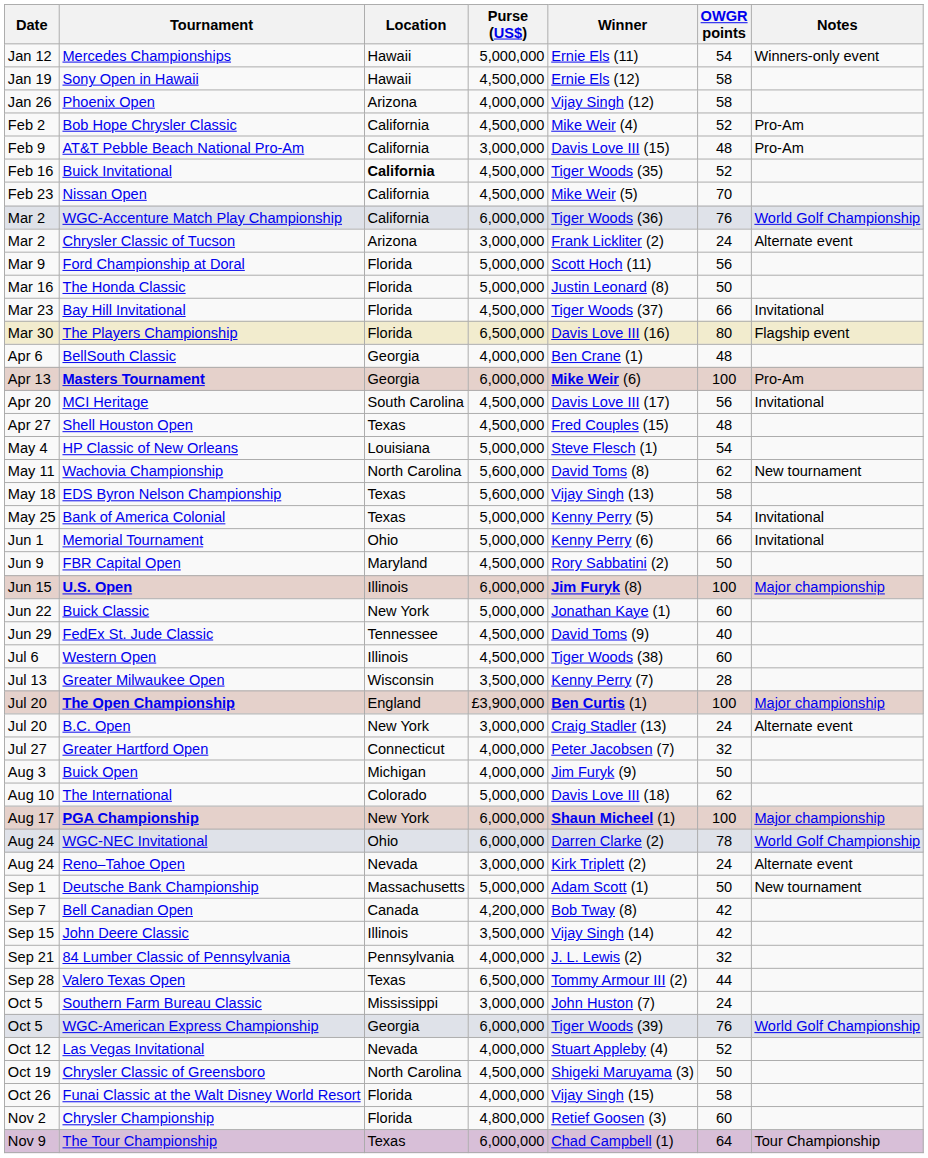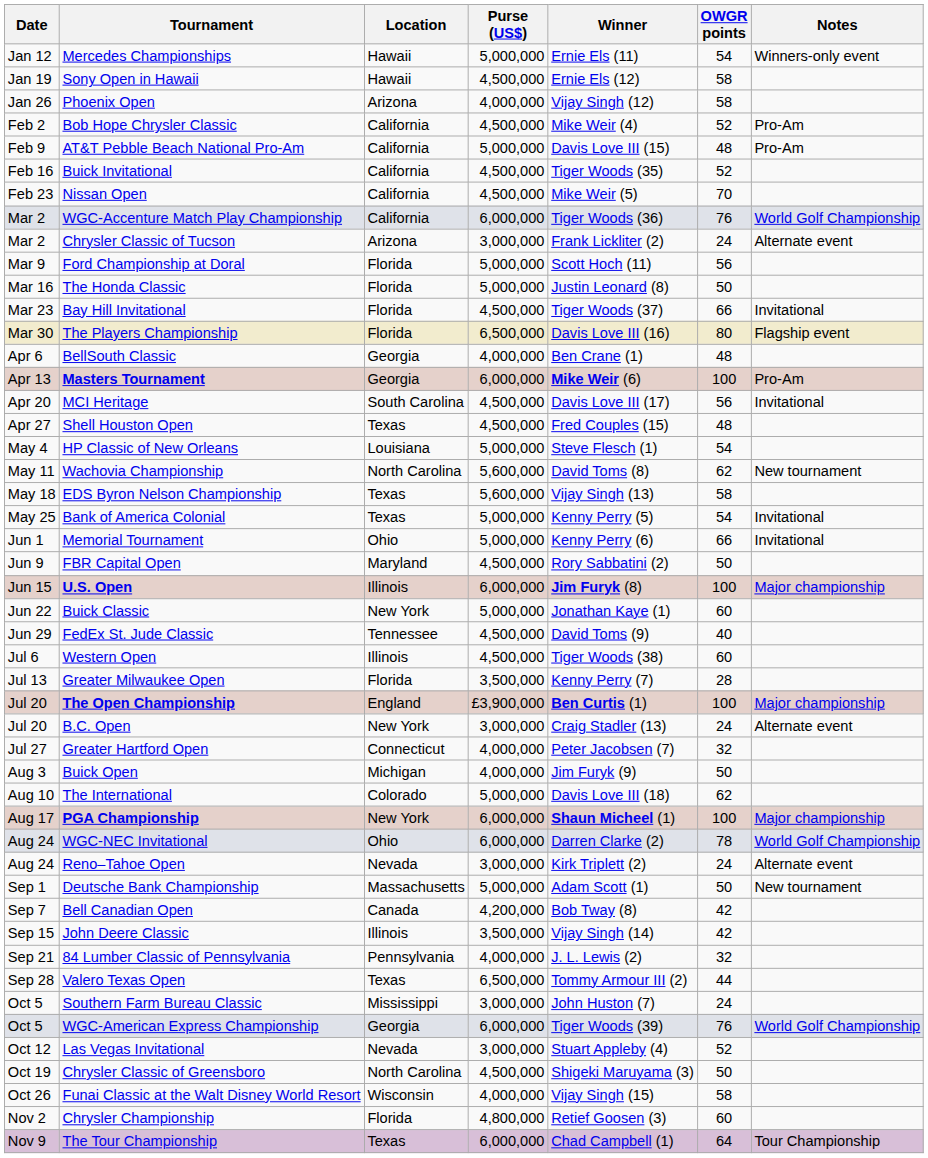(512, 148) 3,000,000 -> (512, 148) 5,000,000
(401, 171) bold -> (398, 171) normal
(401, 679) Wisconsin -> (390, 679) Florida
(512, 1049) 4,000,000 -> (512, 1049) 3,000,000
(390, 1095) Florida -> (401, 1095) Wisconsin
